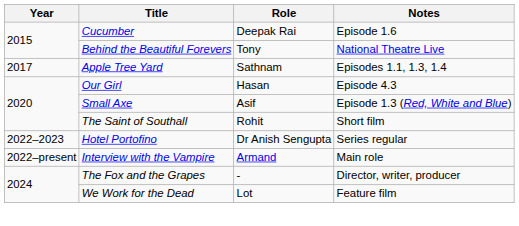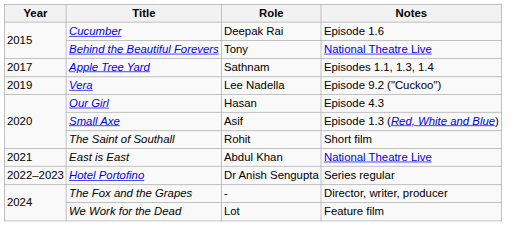+ row: (81, 85)
+ row: (99, 157)
- row: (148, 157)
